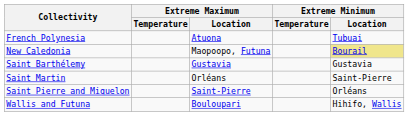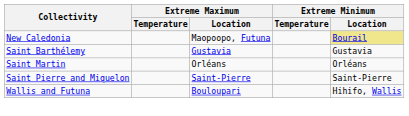- row: (46, 38)
(362, 78) Saint-Pierre -> (350, 64) Orléans
(350, 91) Orléans -> (362, 78) Saint-Pierre
